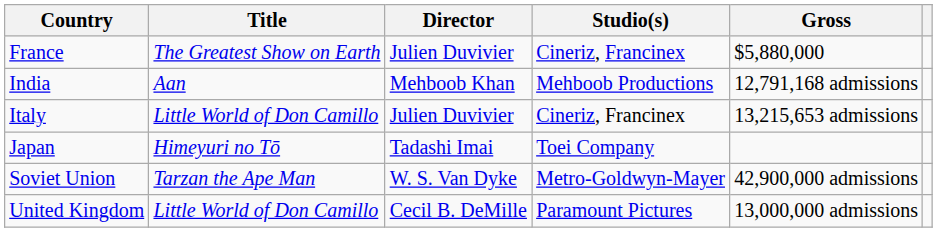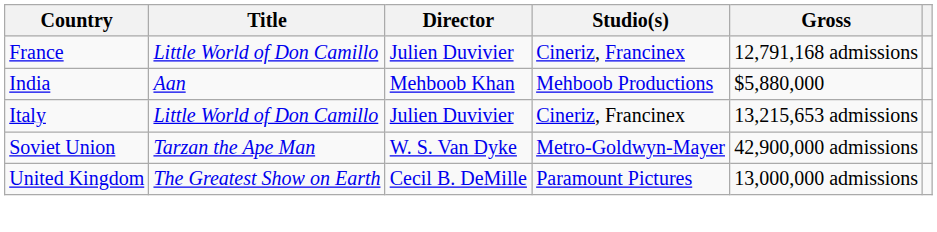(267, 52) The Greatest Show on Earth -> (266, 52) Little World of Don Camillo
(779, 52) $5,880,000 -> (826, 52) 12,791,168 admissions
(826, 83) 12,791,168 admissions -> (779, 83) $5,880,000
- row: (32, 147)
(266, 210) Little World of Don Camillo -> (267, 178) The Greatest Show on Earth
